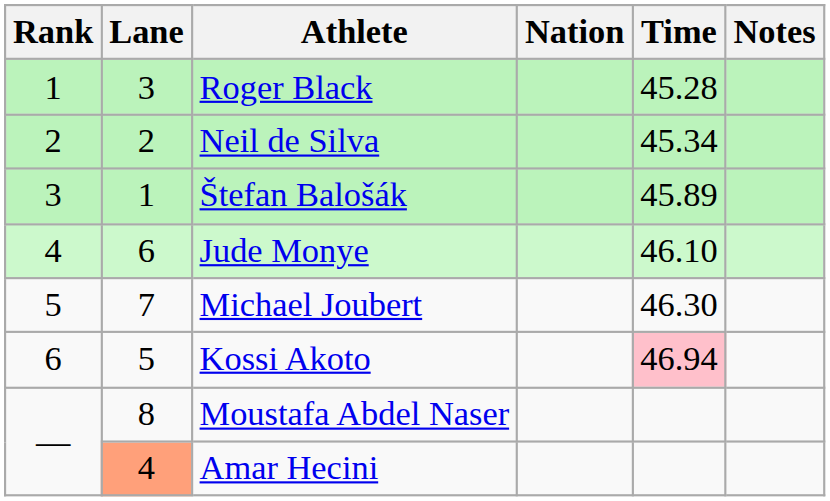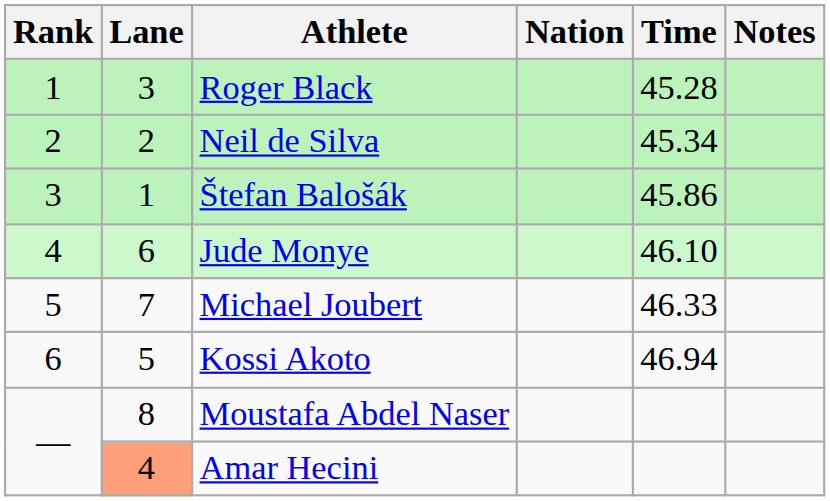(679, 195) 45.89 -> (679, 195) 45.86
(679, 304) 46.30 -> (679, 304) 46.33
(679, 359) pink background -> (679, 359) no background
